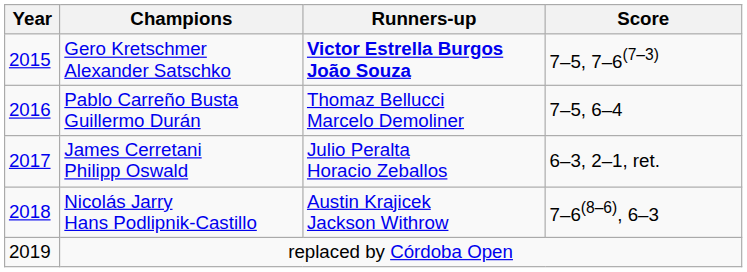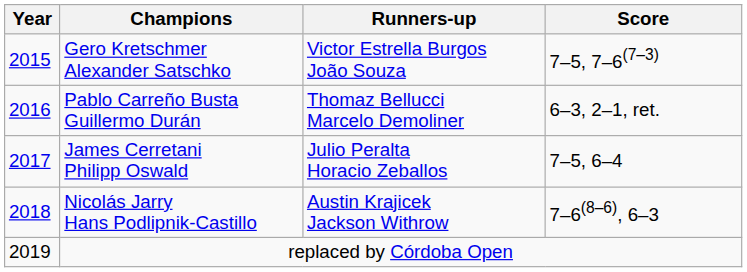(405, 59) bold -> (397, 59) normal
(586, 110) 7–5, 6–4 -> (605, 110) 6–3, 2–1, ret.
(605, 161) 6–3, 2–1, ret. -> (586, 161) 7–5, 6–4
